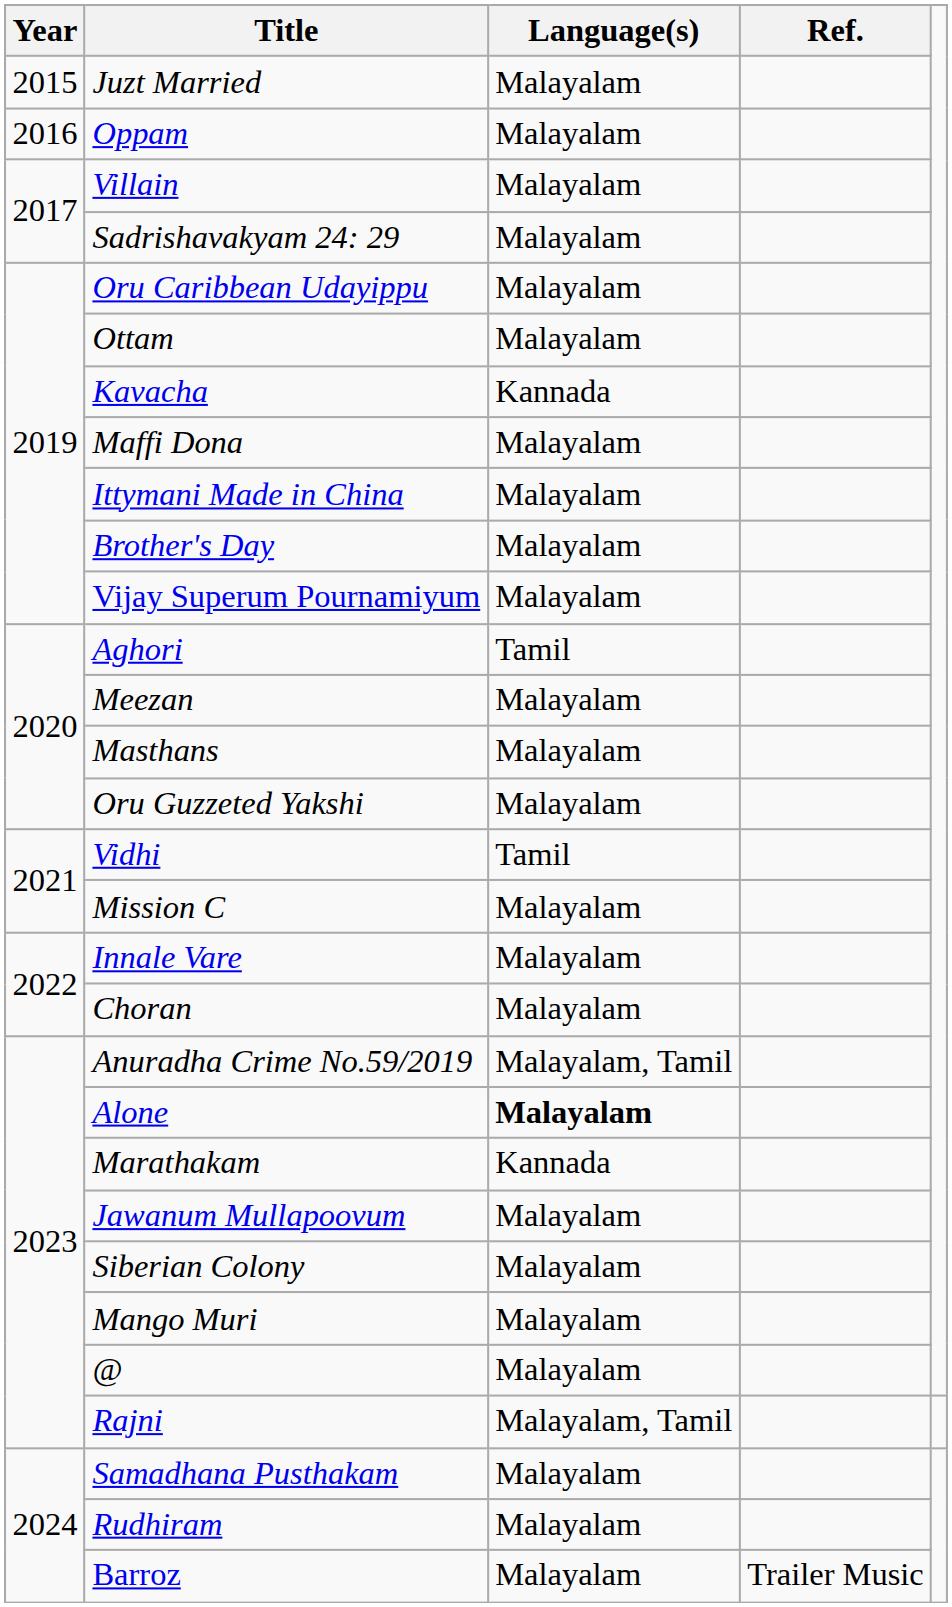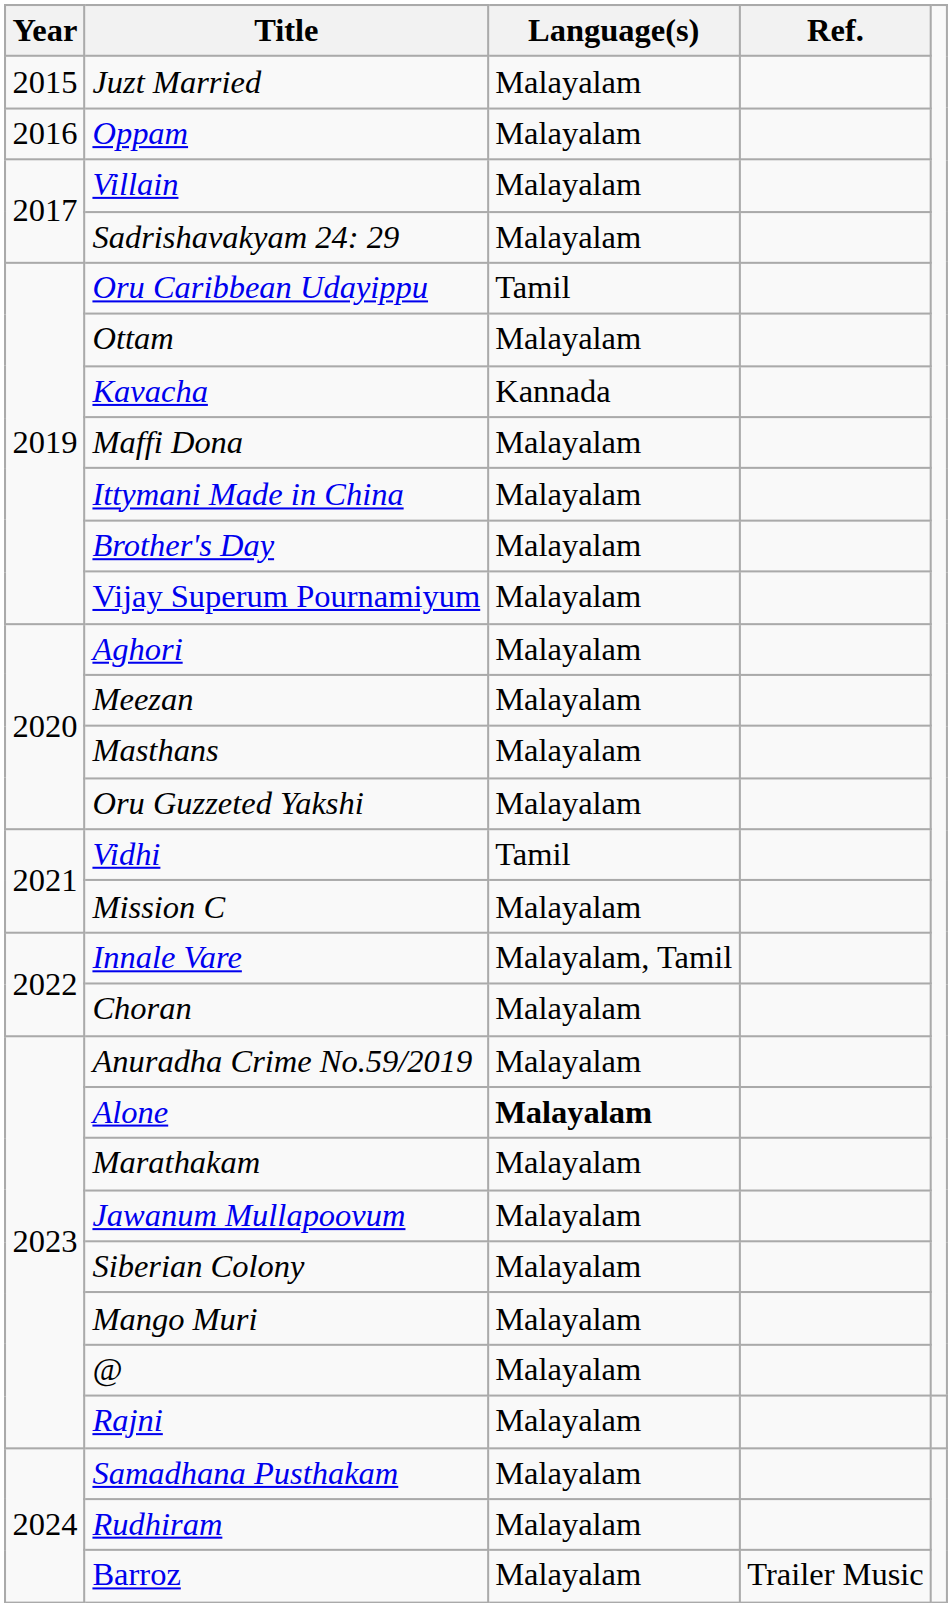(568, 287) Malayalam -> (533, 287) Tamil
(533, 648) Tamil -> (568, 648) Malayalam
(568, 957) Malayalam -> (614, 957) Malayalam, Tamil
(614, 1060) Malayalam, Tamil -> (568, 1060) Malayalam
(553, 1163) Kannada -> (568, 1163) Malayalam
(614, 1421) Malayalam, Tamil -> (568, 1421) Malayalam
